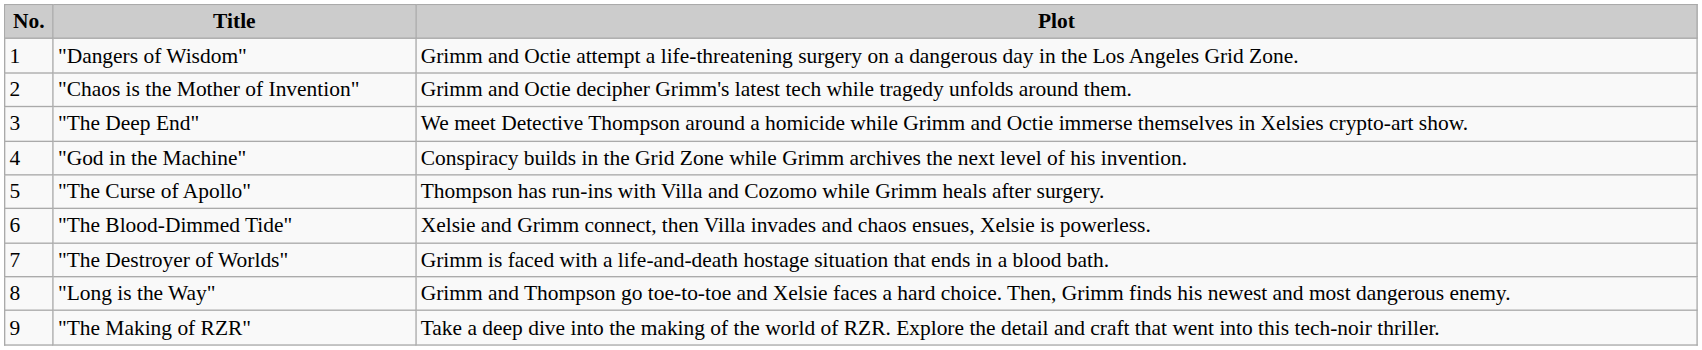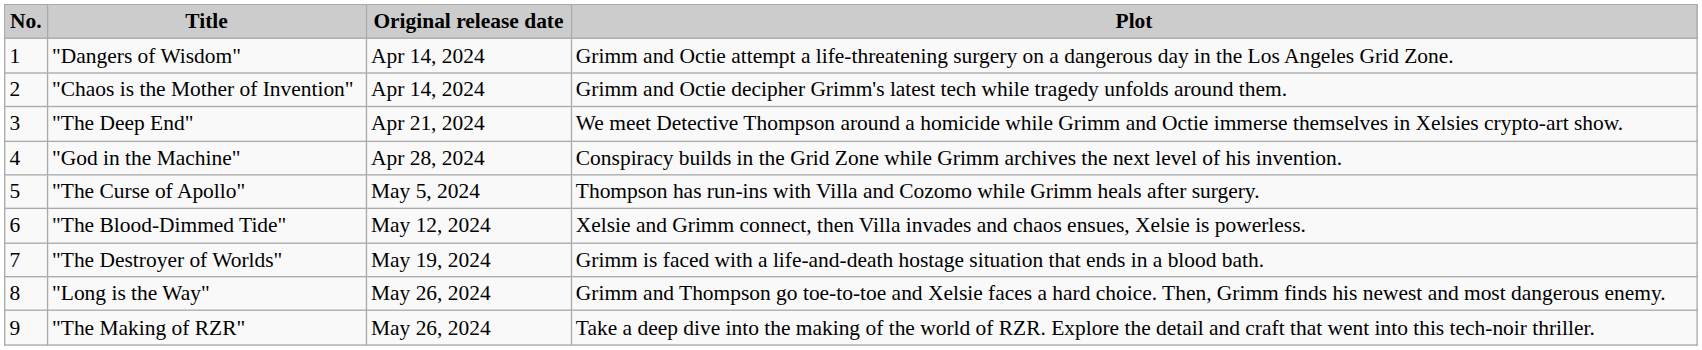+ column: (468, 21)
